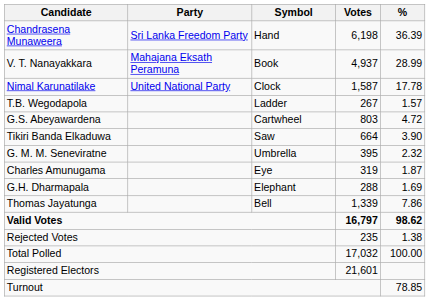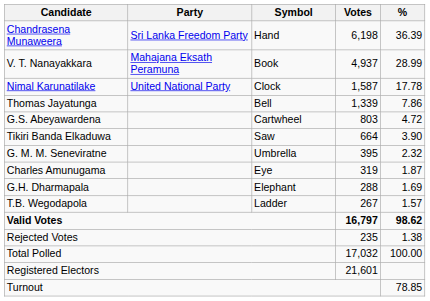rows swapped: (52, 204) <-> (47, 103)
